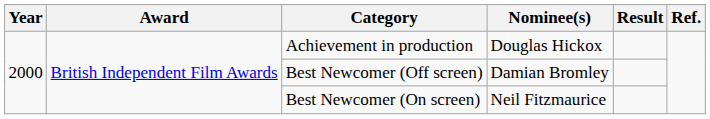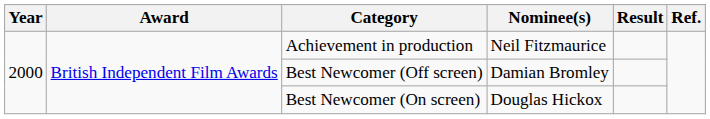(546, 45) Douglas Hickox -> (548, 45) Neil Fitzmaurice
(548, 99) Neil Fitzmaurice -> (546, 99) Douglas Hickox
